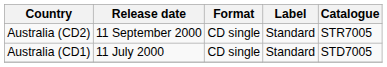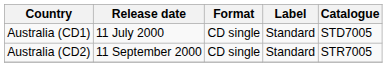rows swapped: (49, 52) <-> (49, 33)
